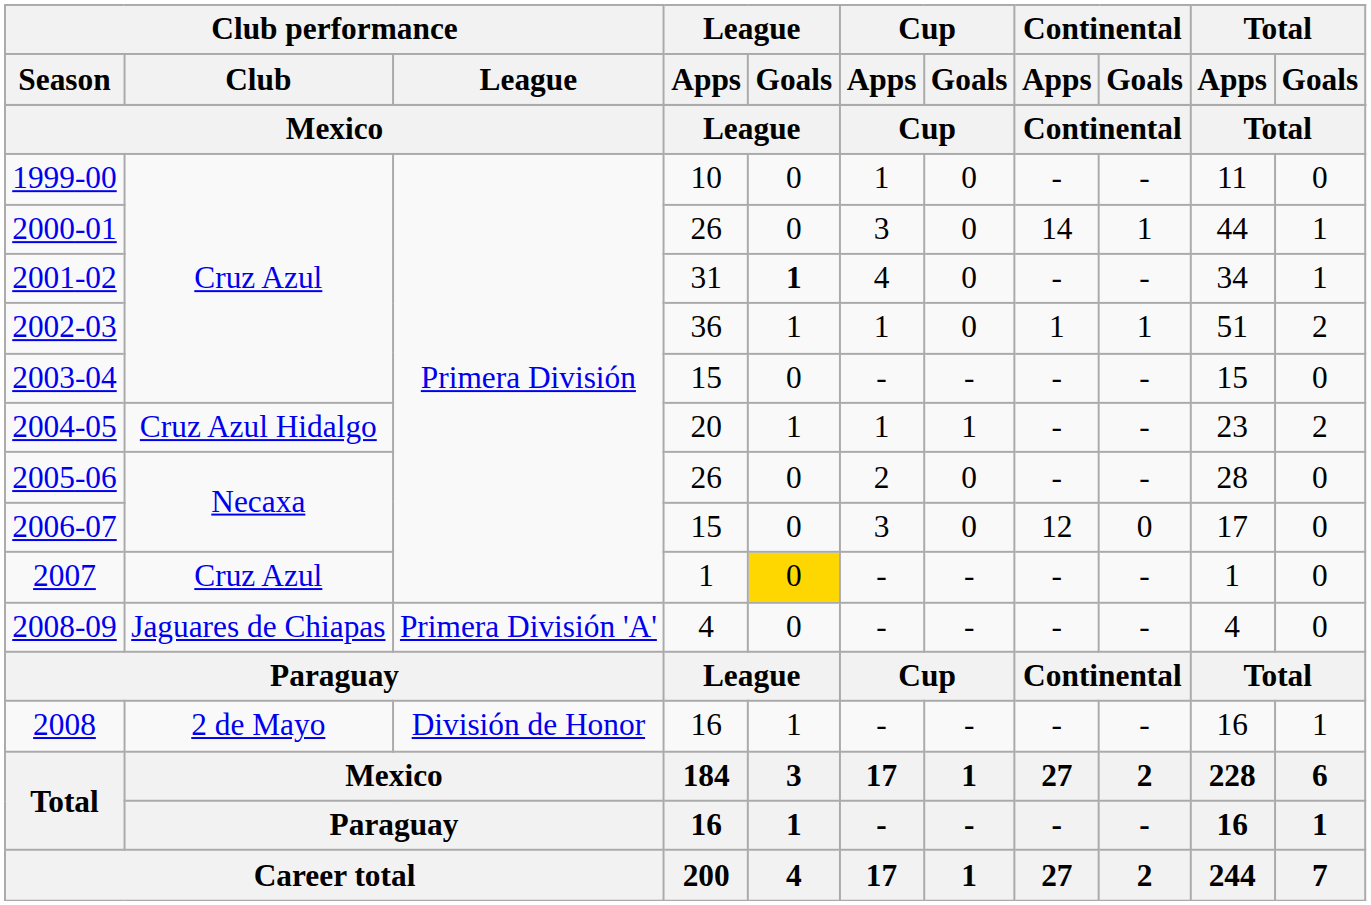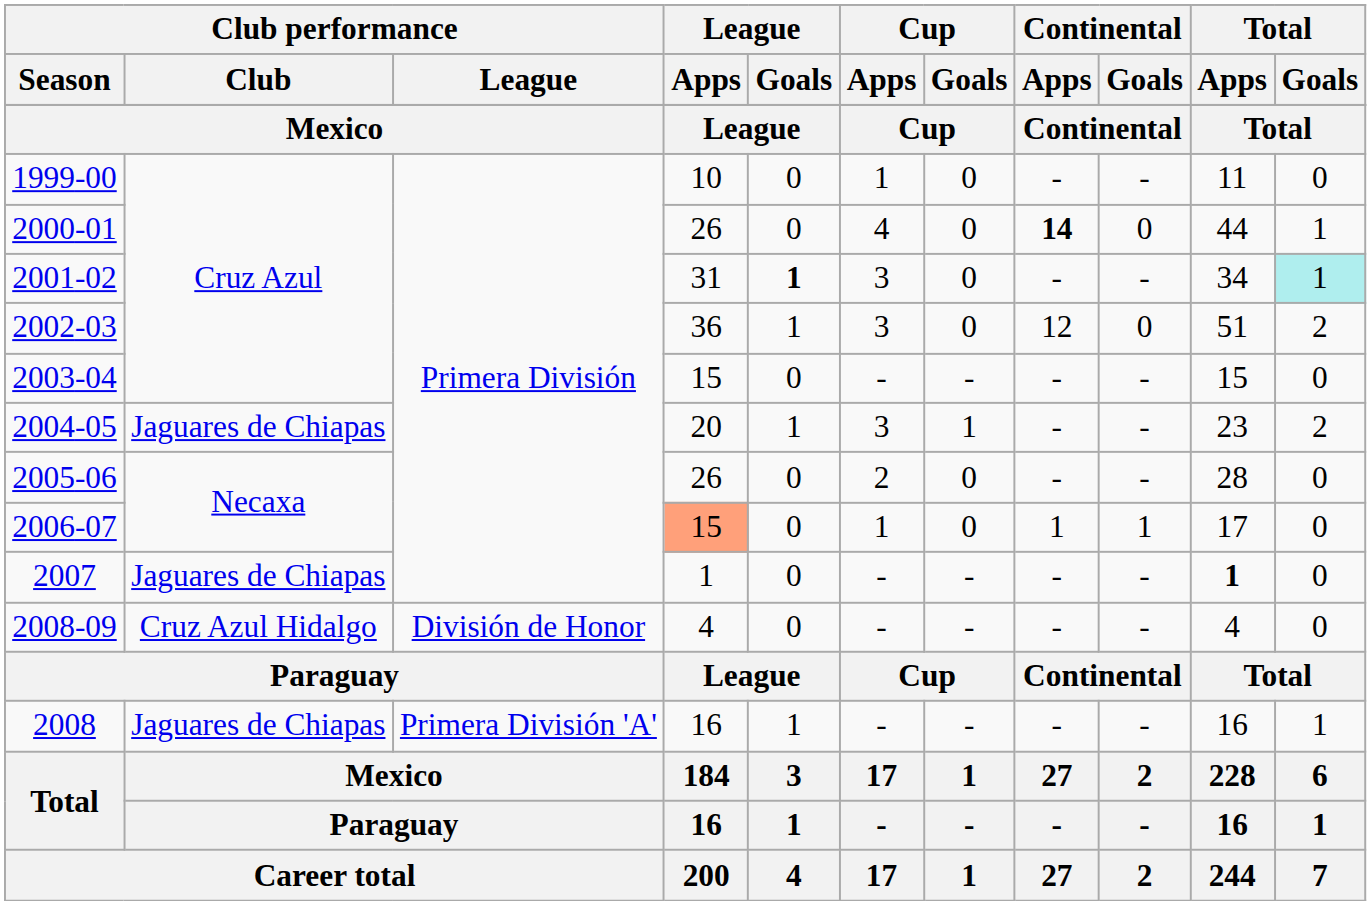(881, 228) 3 -> (881, 228) 4
(1057, 228) normal -> (1057, 228) bold
(1145, 228) 1 -> (1145, 228) 0
(881, 278) 4 -> (881, 278) 3
(1320, 278) no background -> (1320, 278) paleturquoise background
(881, 327) 1 -> (881, 327) 3
(1057, 327) 1 -> (1057, 327) 12
(1145, 327) 1 -> (1145, 327) 0
(258, 427) Cruz Azul Hidalgo -> (258, 427) Jaguares de Chiapas
(881, 427) 1 -> (881, 427) 3
(706, 526) no background -> (706, 526) lightsalmon background
(881, 526) 3 -> (881, 526) 1
(1057, 526) 12 -> (1057, 526) 1
(1145, 526) 0 -> (1145, 526) 1
(258, 576) Cruz Azul -> (258, 576) Jaguares de Chiapas
(794, 576) gold background -> (794, 576) no background
(1232, 576) normal -> (1232, 576) bold
(258, 626) Jaguares de Chiapas -> (258, 626) Cruz Azul Hidalgo
(528, 626) Primera División 'A' -> (528, 626) División de Honor
(258, 725) 2 de Mayo -> (258, 725) Jaguares de Chiapas
(528, 725) División de Honor -> (528, 725) Primera División 'A'
